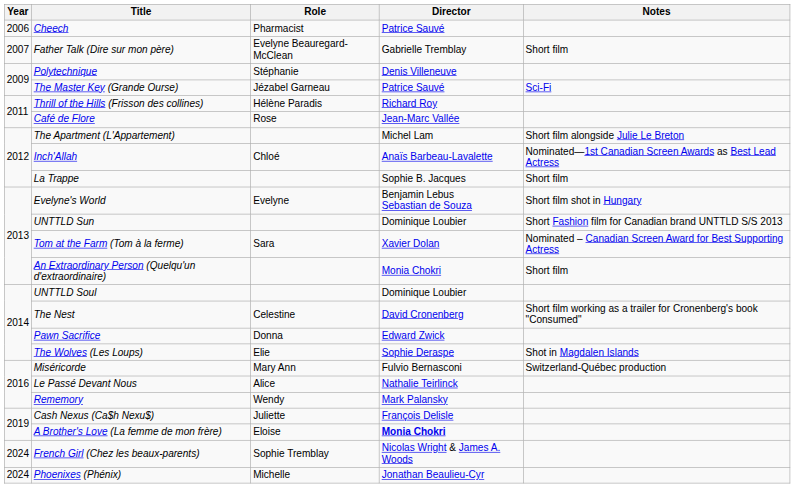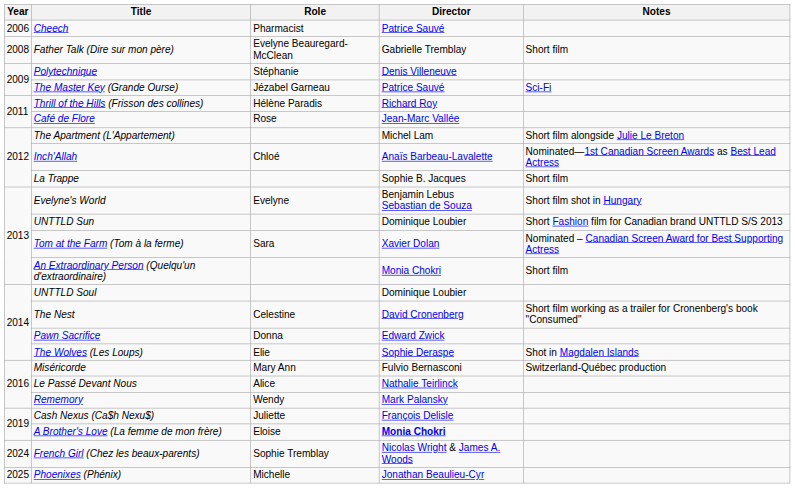(18, 50) 2007 -> (18, 50) 2008
(18, 475) 2024 -> (18, 475) 2025
